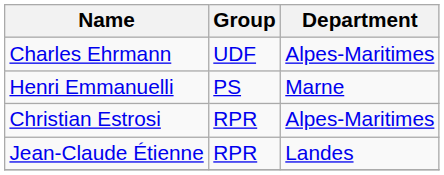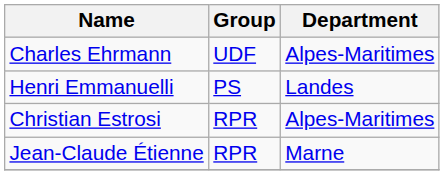(315, 86) Marne -> (319, 86) Landes
(319, 152) Landes -> (315, 152) Marne
